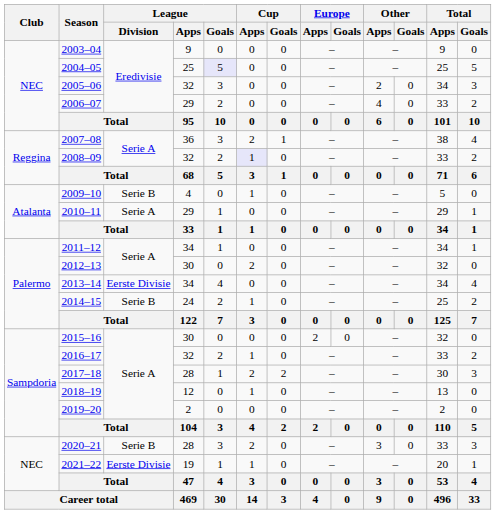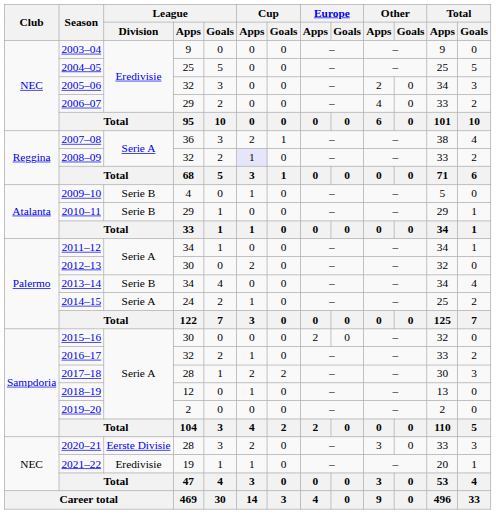(220, 67) lavender background -> (220, 67) no background
(138, 211) Serie A -> (138, 211) Serie B
(138, 283) Eerste Divisie -> (138, 283) Serie B
(138, 301) Serie B -> (138, 301) Serie A
(138, 445) Serie B -> (138, 445) Eerste Divisie
(138, 463) Eerste Divisie -> (138, 463) Eredivisie
